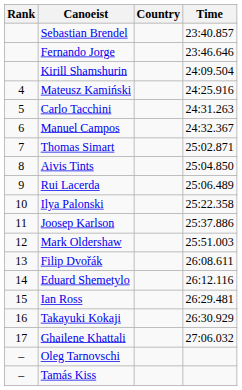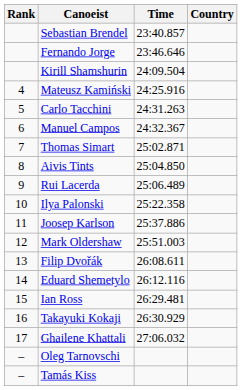columns swapped: (158, 14) <-> (210, 14)
